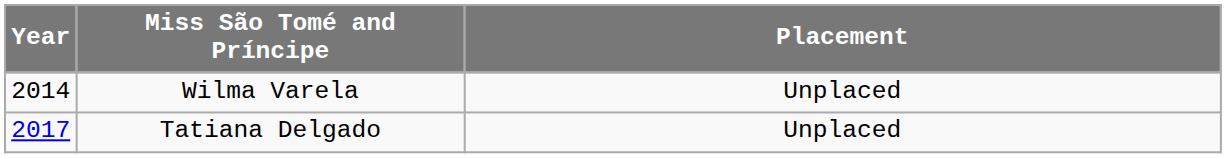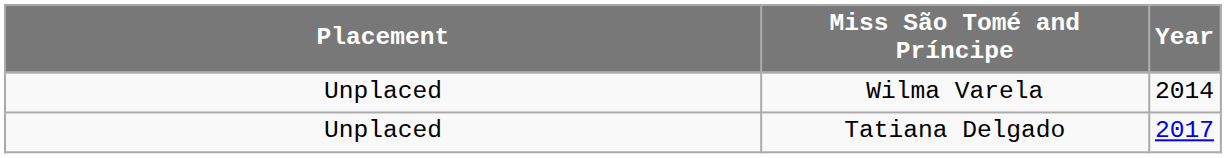columns swapped: (41, 39) <-> (842, 39)
